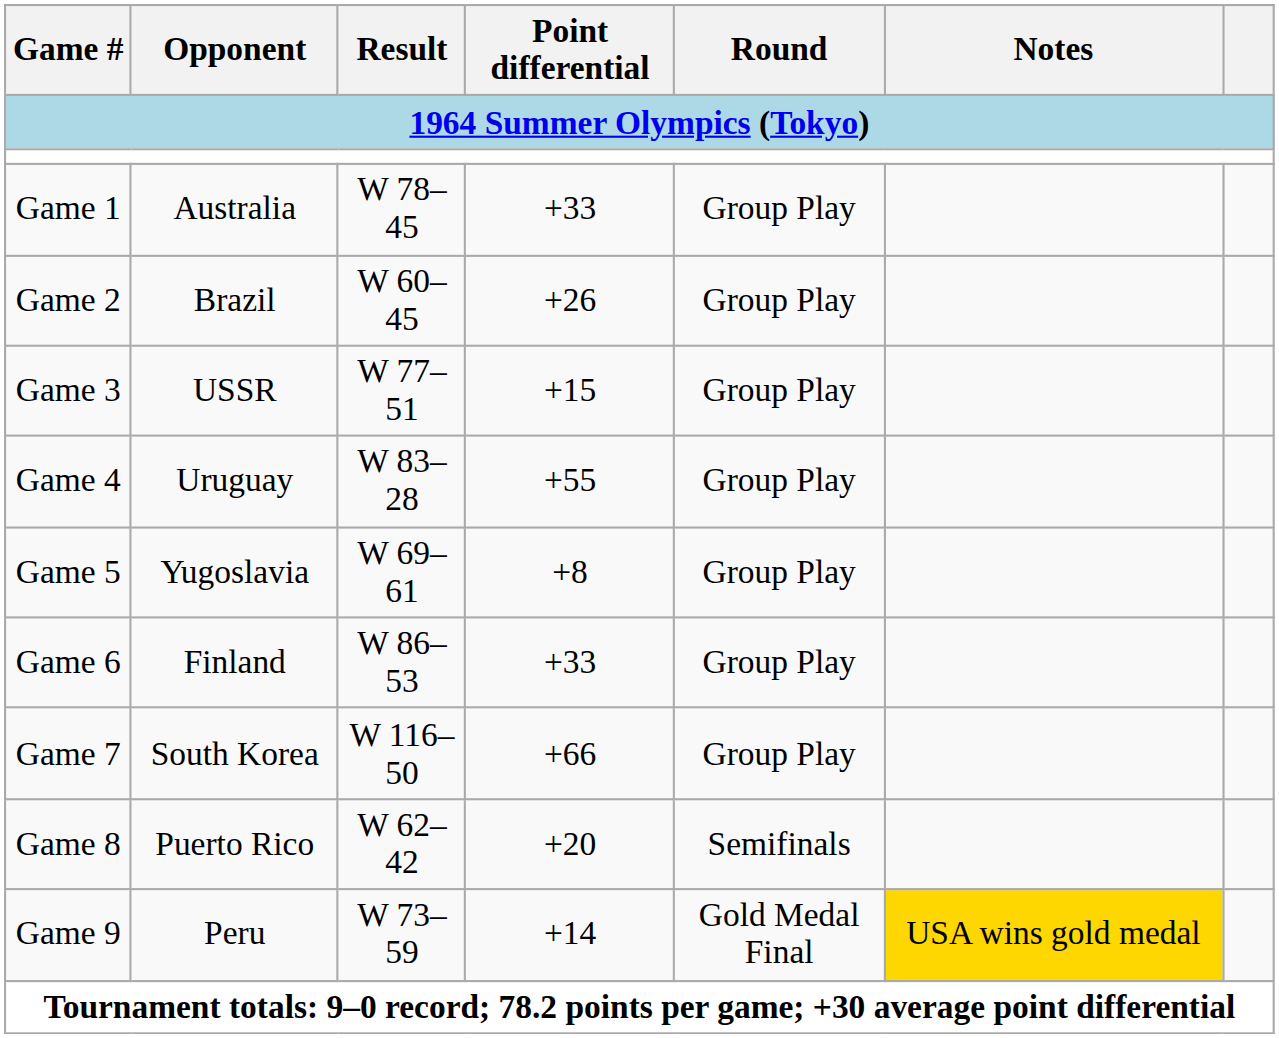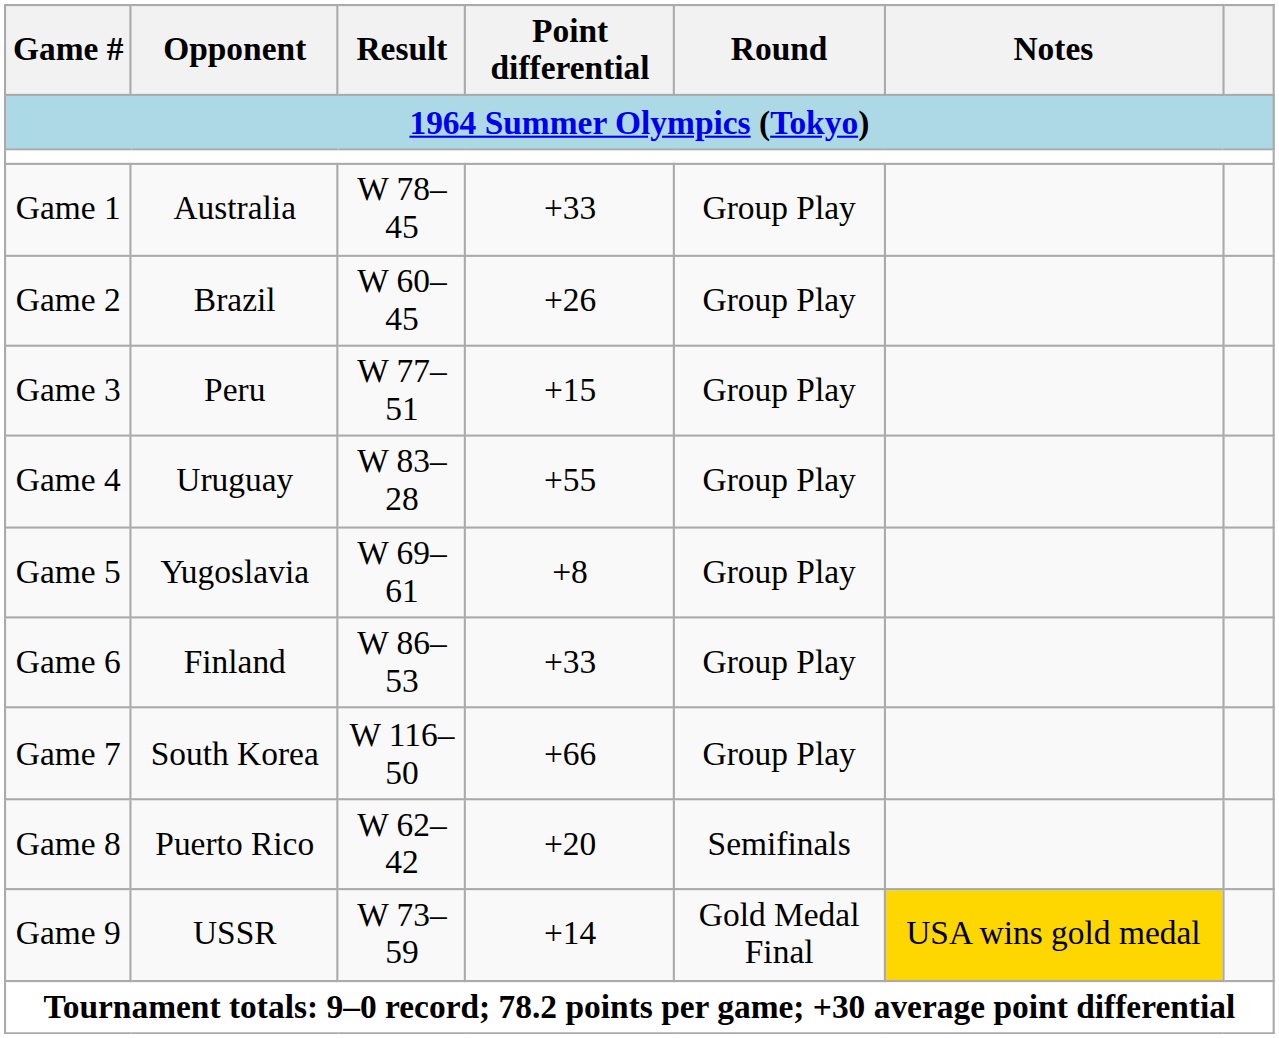(235, 390) USSR -> (235, 390) Peru
(235, 934) Peru -> (235, 934) USSR
